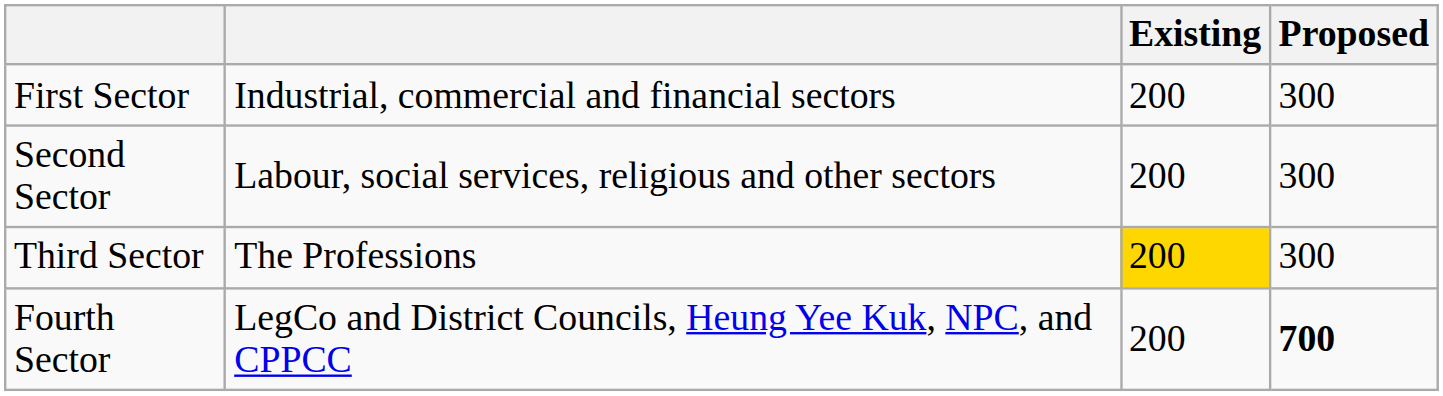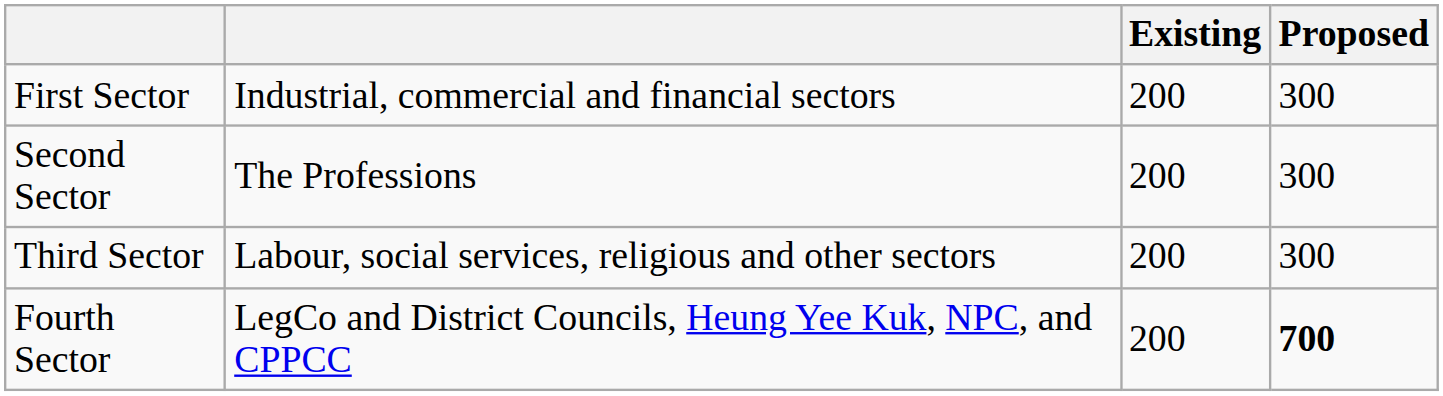(615, 175) Labour, social services, religious and other sectors -> (355, 175) The Professions
(355, 256) The Professions -> (615, 256) Labour, social services, religious and other sectors
(1157, 256) gold background -> (1157, 256) no background
